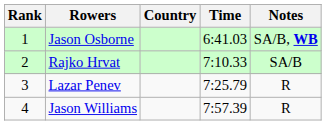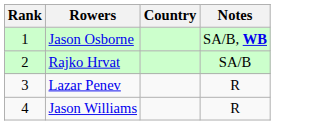- column: (225, 16)
